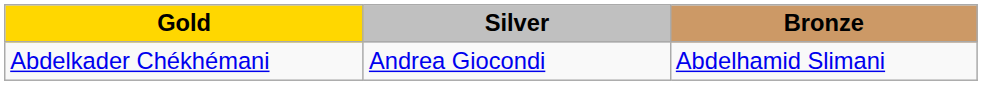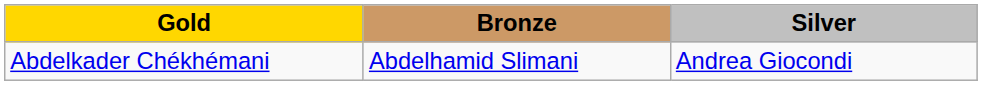columns swapped: (517, 23) <-> (824, 23)
